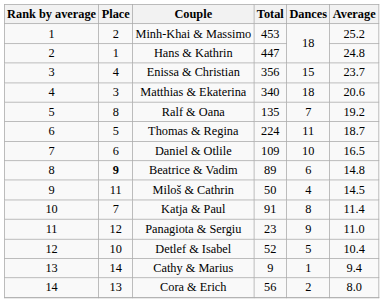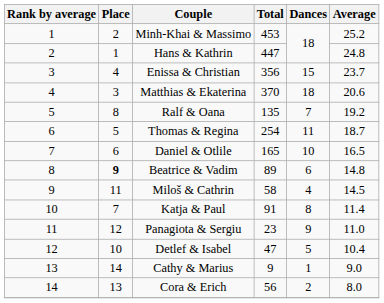(270, 92) 340 -> (270, 92) 370
(270, 131) 224 -> (270, 131) 254
(270, 151) 109 -> (270, 151) 165
(270, 190) 50 -> (270, 190) 58
(270, 248) 52 -> (270, 248) 47
(354, 268) 9.4 -> (354, 268) 9.0
